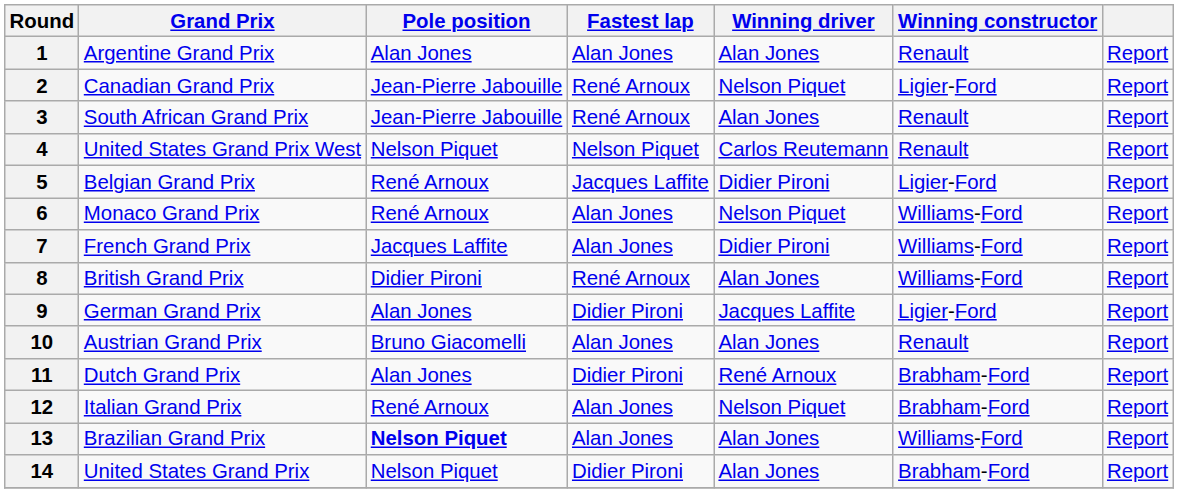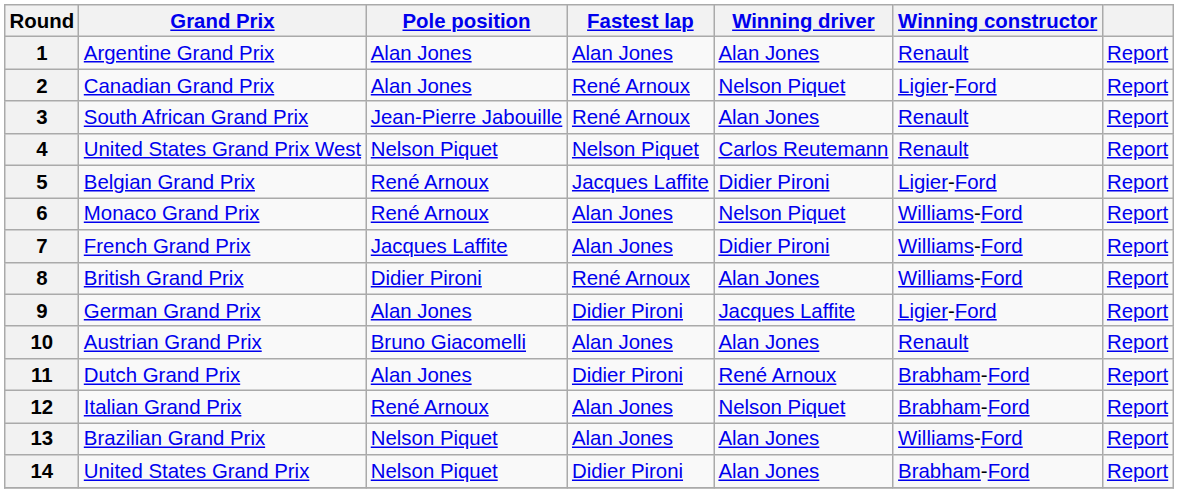(467, 85) Jean-Pierre Jabouille -> (421, 85) Alan Jones
(439, 438) bold -> (434, 438) normal
